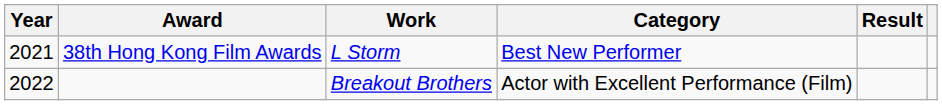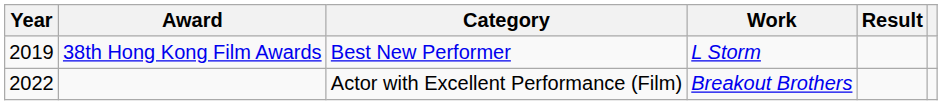columns swapped: (677, 20) <-> (411, 20)
(31, 52) 2021 -> (31, 52) 2019
